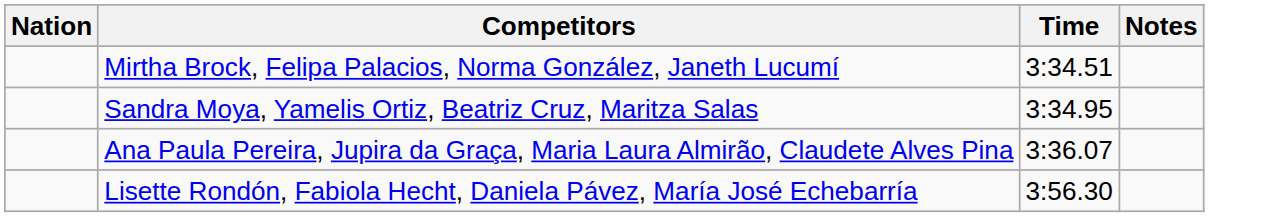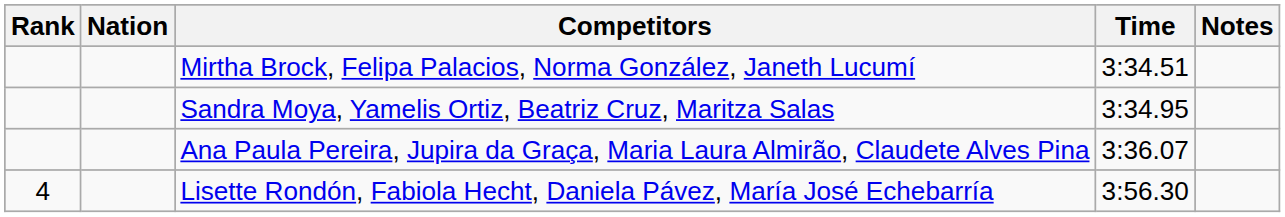+ column: (43, 26)
